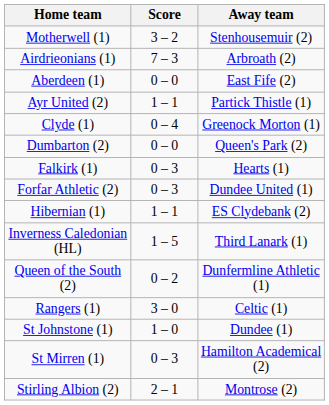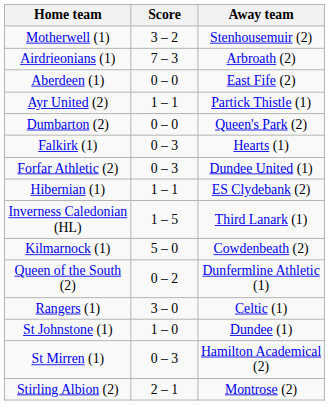- row: (68, 124)
+ row: (68, 249)
